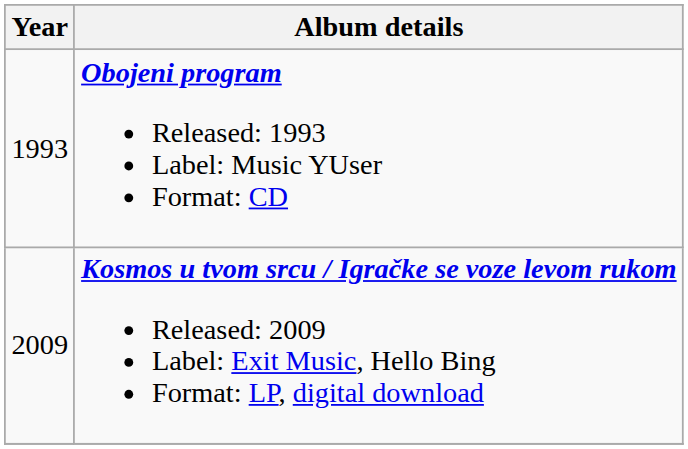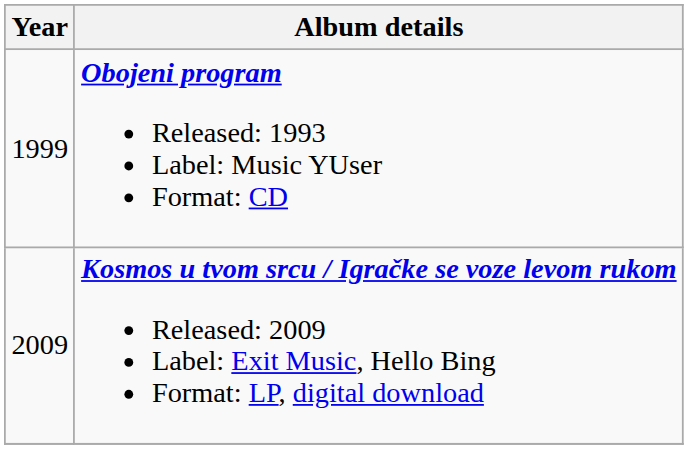(40, 147) 1993 -> (40, 147) 1999
